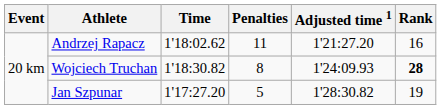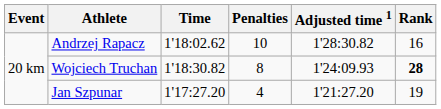(260, 44) 11 -> (260, 44) 10
(343, 44) 1'21:27.20 -> (343, 44) 1'28:30.82
(260, 92) 5 -> (260, 92) 4
(343, 92) 1'28:30.82 -> (343, 92) 1'21:27.20
